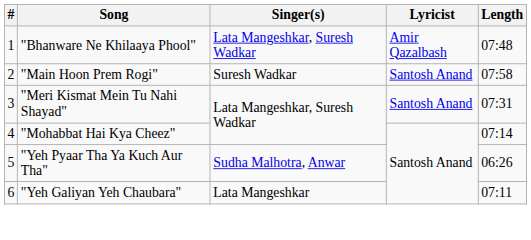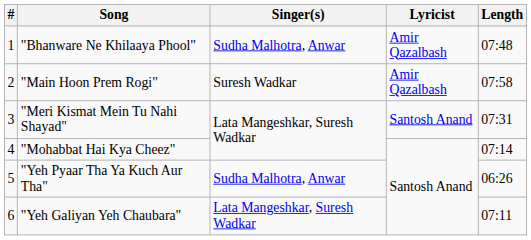(283, 44) Lata Mangeshkar, Suresh Wadkar -> (279, 44) Sudha Malhotra, Anwar
(431, 74) Santosh Anand -> (418, 82) Amir Qazalbash
(261, 192) Lata Mangeshkar -> (283, 216) Lata Mangeshkar, Suresh Wadkar
